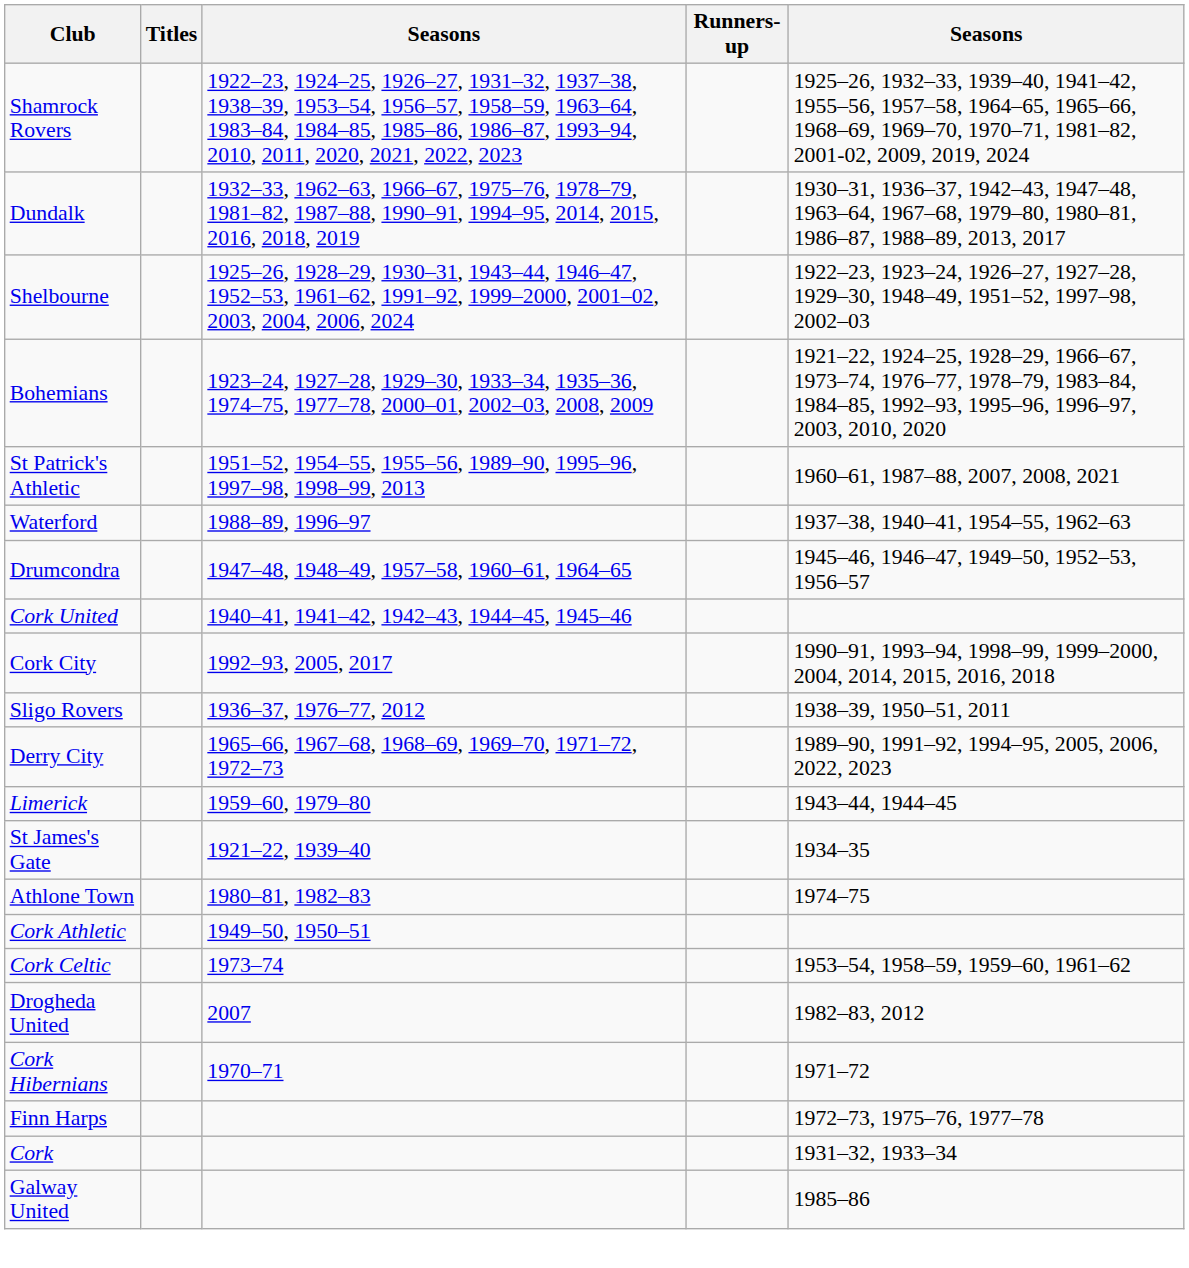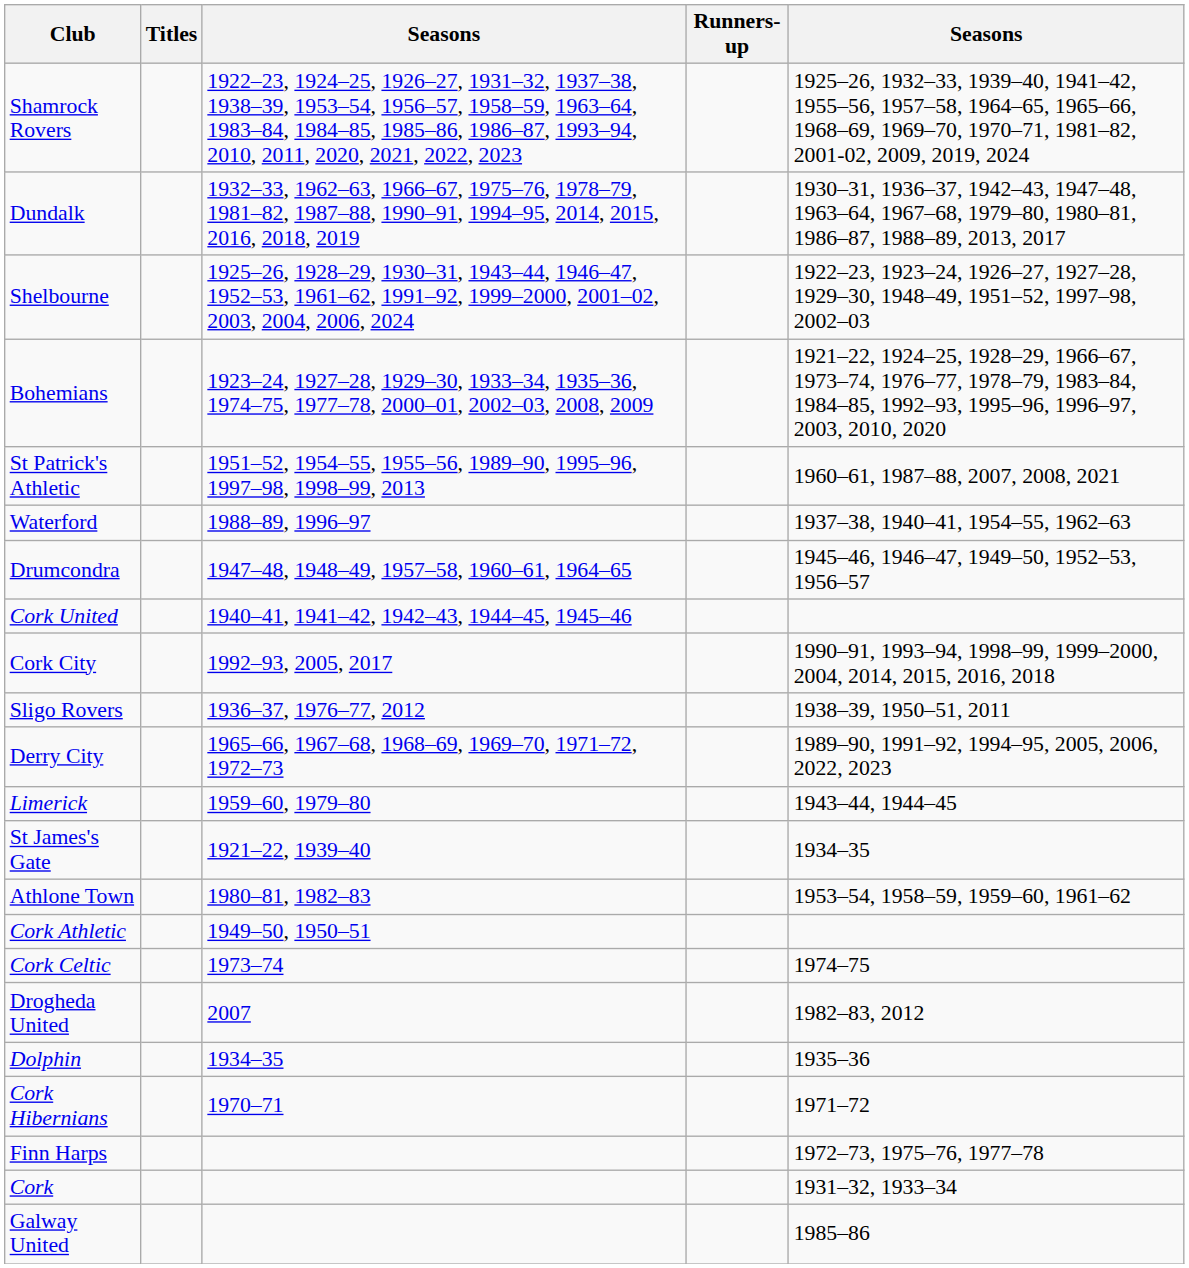(832, 896) 1974–75 -> (962, 896) 1953–54, 1958–59, 1959–60, 1961–62
(962, 965) 1953–54, 1958–59, 1959–60, 1961–62 -> (832, 965) 1974–75
+ row: (45, 1059)
